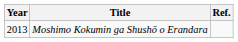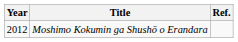(17, 29) 2013 -> (17, 29) 2012
